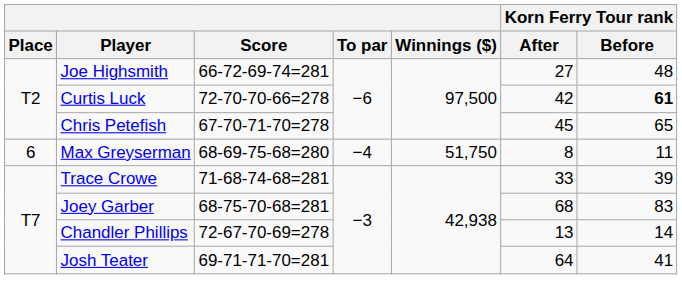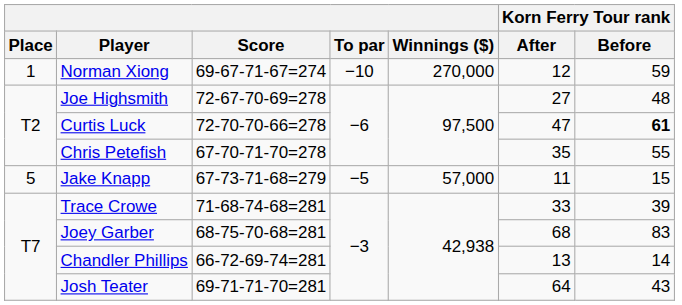+ row: (115, 71)
(264, 71) 66-72-69-74=281 -> (261, 98) 72-67-70-69=278
(564, 98) 42 -> (561, 125) 47
(564, 125) 45 -> (561, 152) 35
(664, 125) 65 -> (661, 152) 55
+ row: (105, 179)
- row: (126, 152)
(264, 233) 72-67-70-69=278 -> (261, 260) 66-72-69-74=281
(664, 260) 41 -> (661, 286) 43
